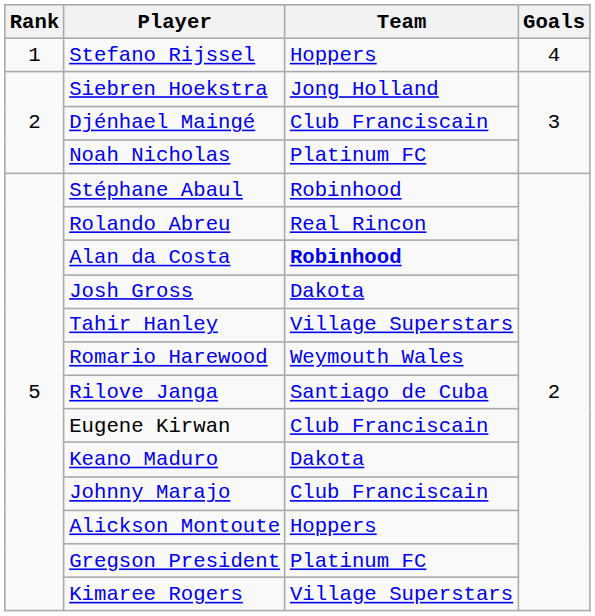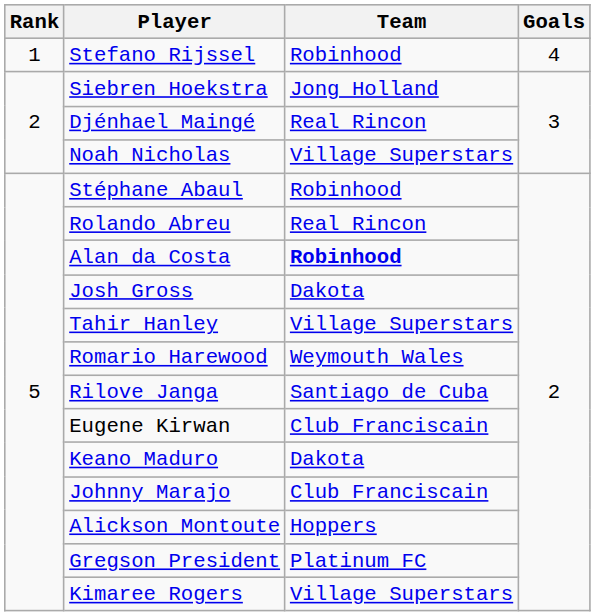(333, 55) Hoppers -> (346, 55) Robinhood
(389, 123) Club Franciscain -> (358, 123) Real Rincon
(358, 156) Platinum FC -> (402, 156) Village Superstars
